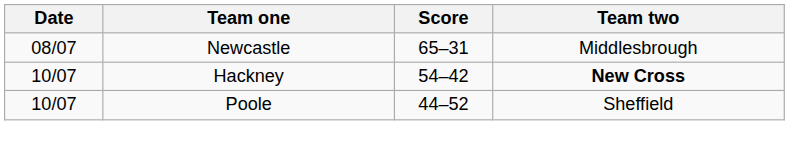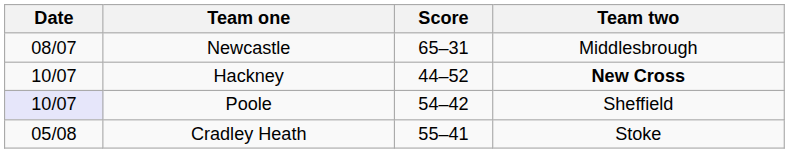(443, 76) 54–42 -> (443, 76) 44–52
(54, 104) no background -> (54, 104) lavender background
(443, 104) 44–52 -> (443, 104) 54–42
+ row: (249, 133)
